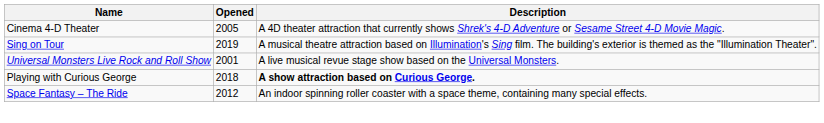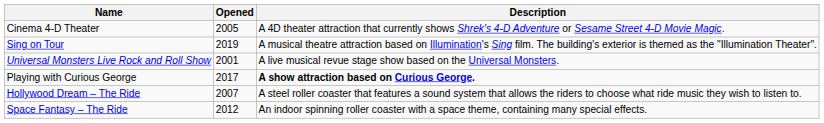(227, 77) 2018 -> (227, 77) 2017
+ row: (73, 93)
